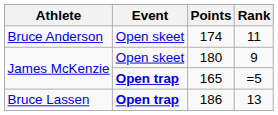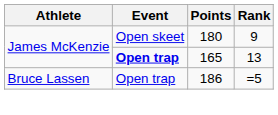- row: (211, 37)
(254, 79) =5 -> (254, 58) 13
(147, 100) bold -> (146, 79) normal
(254, 100) 13 -> (254, 79) =5
